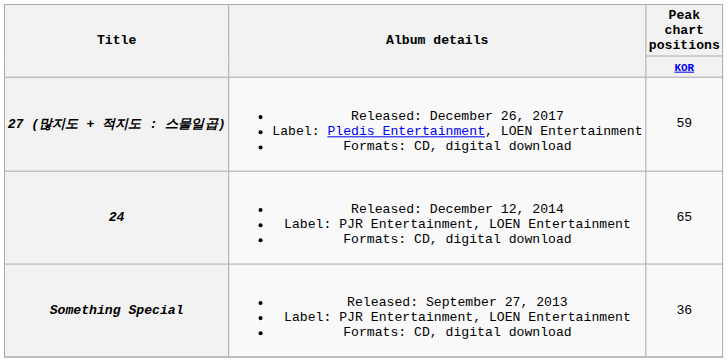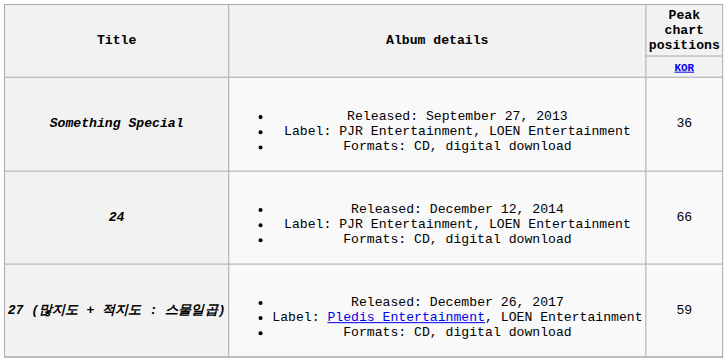rows swapped: (117, 310) <-> (117, 125)
(684, 217) 65 -> (684, 217) 66
